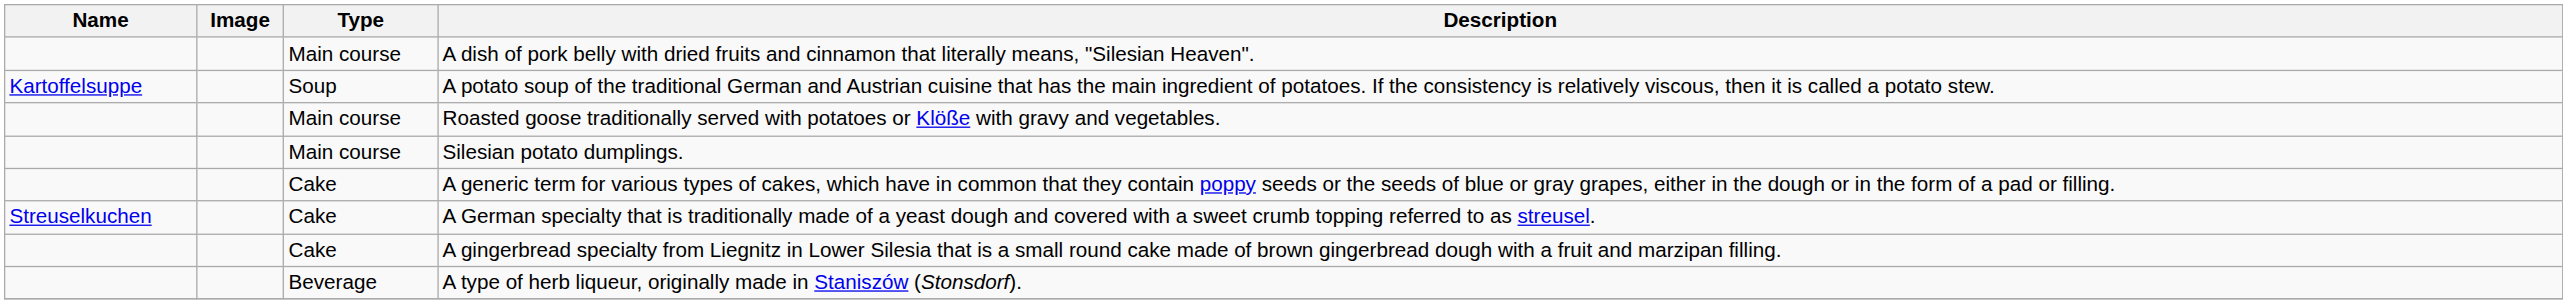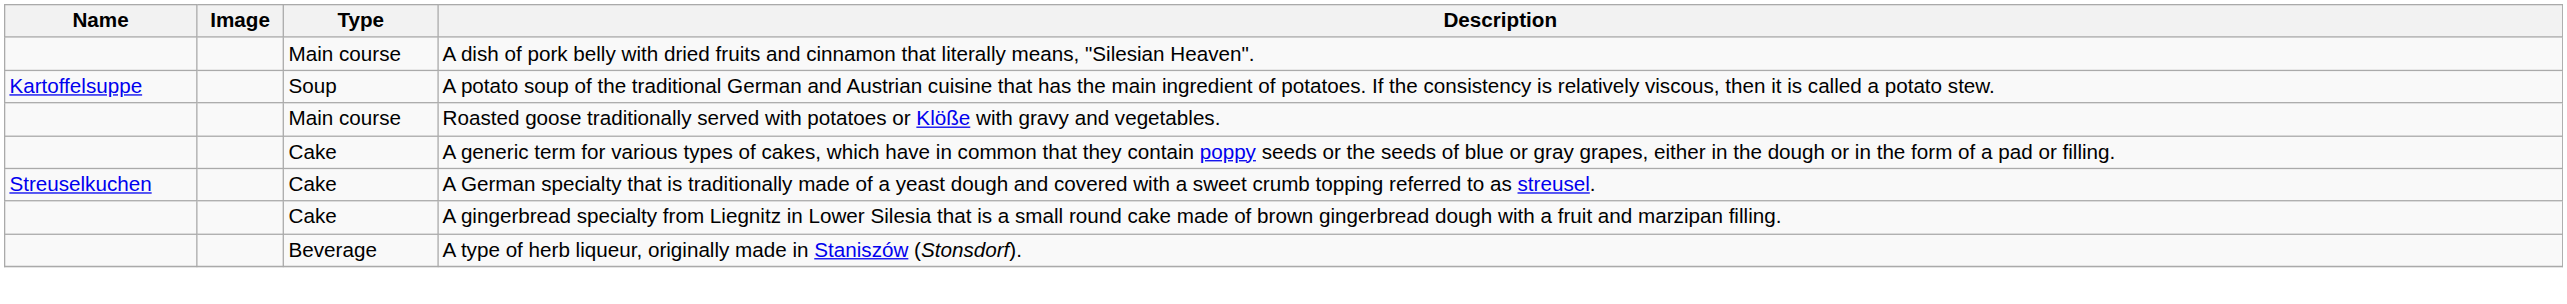- row: (563, 151)
